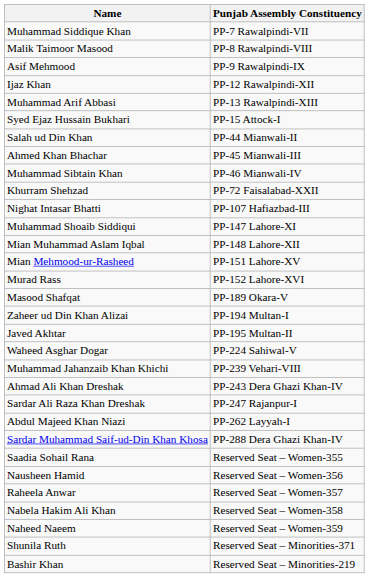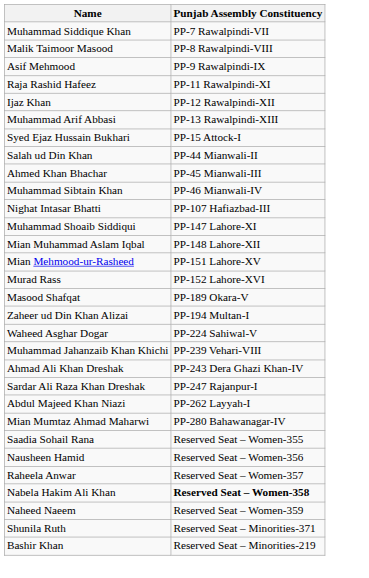+ row: (51, 84)
- row: (48, 191)
- row: (36, 333)
+ row: (78, 421)
- row: (107, 439)
(278, 510) normal -> (241, 492) bold
